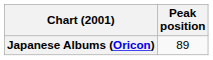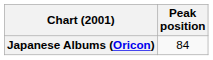(183, 45) 89 -> (183, 45) 84
